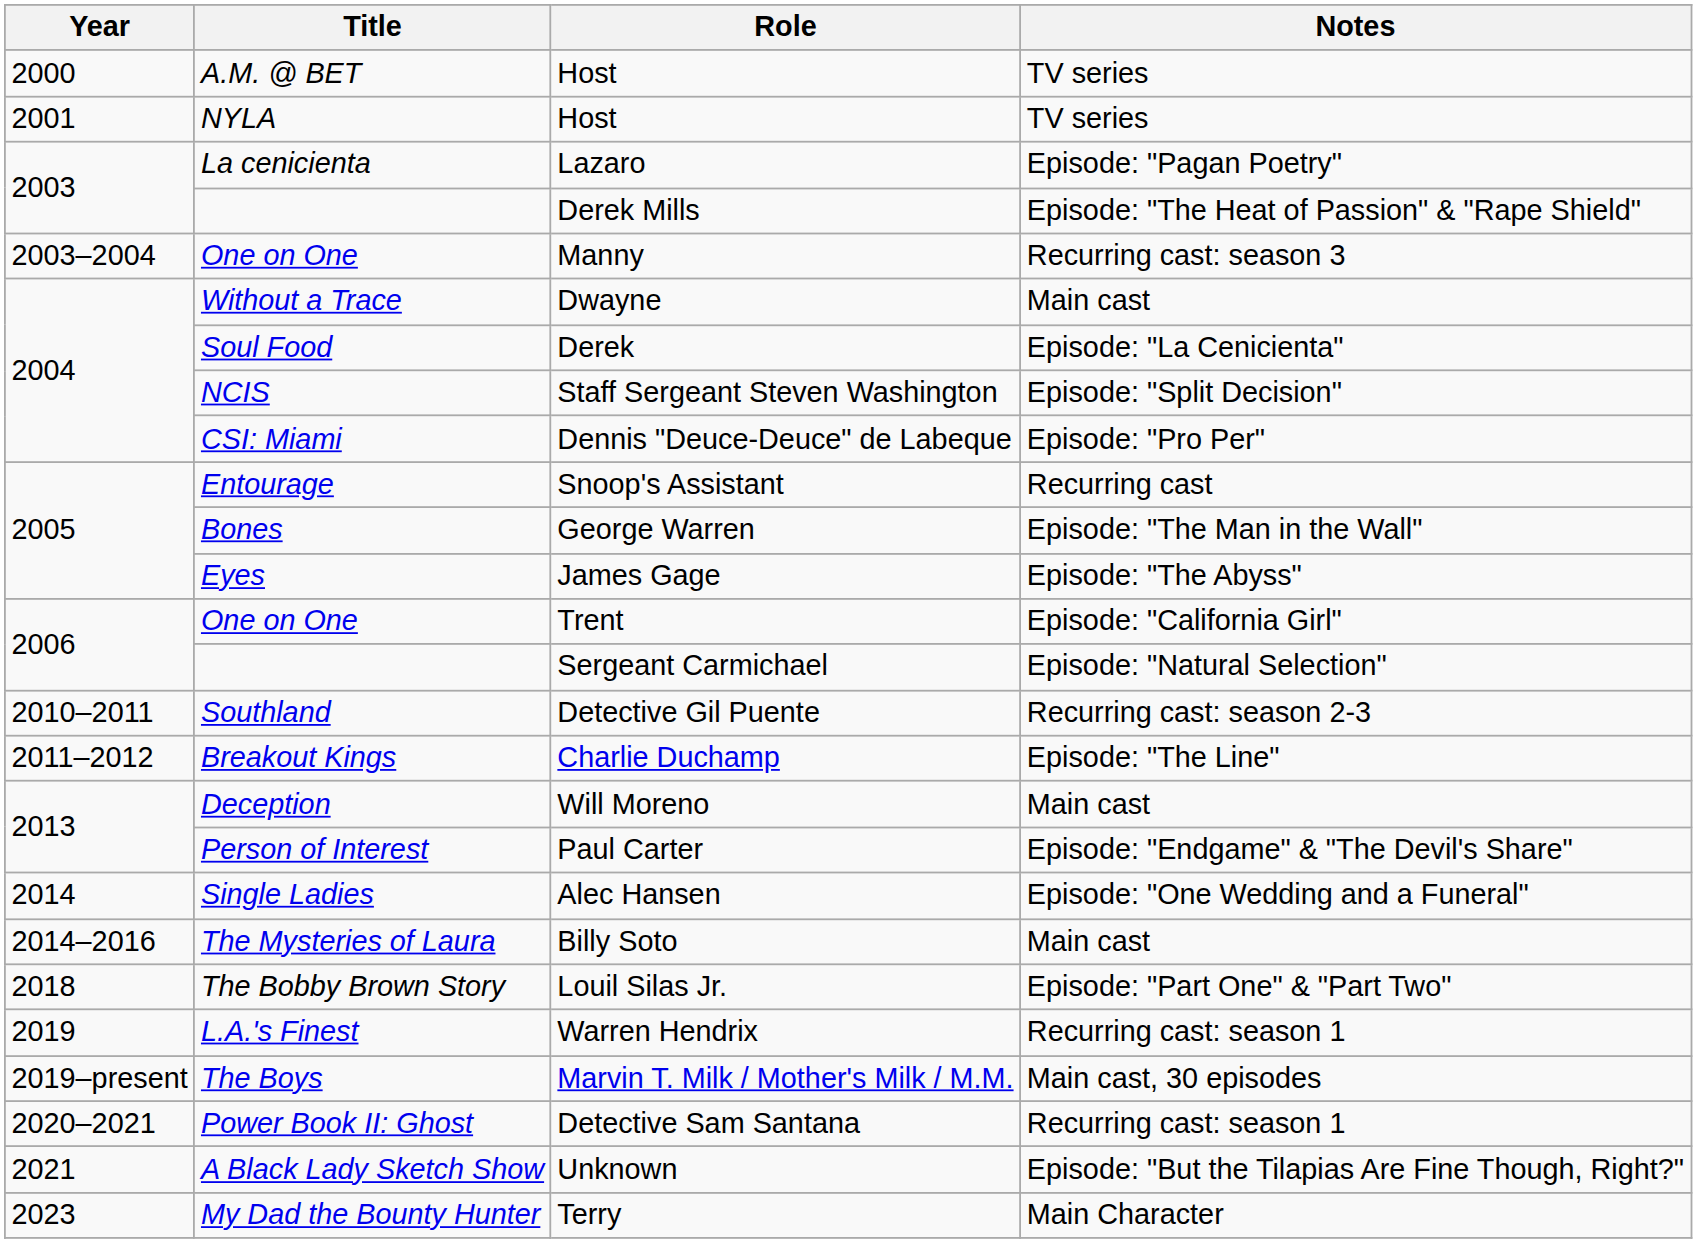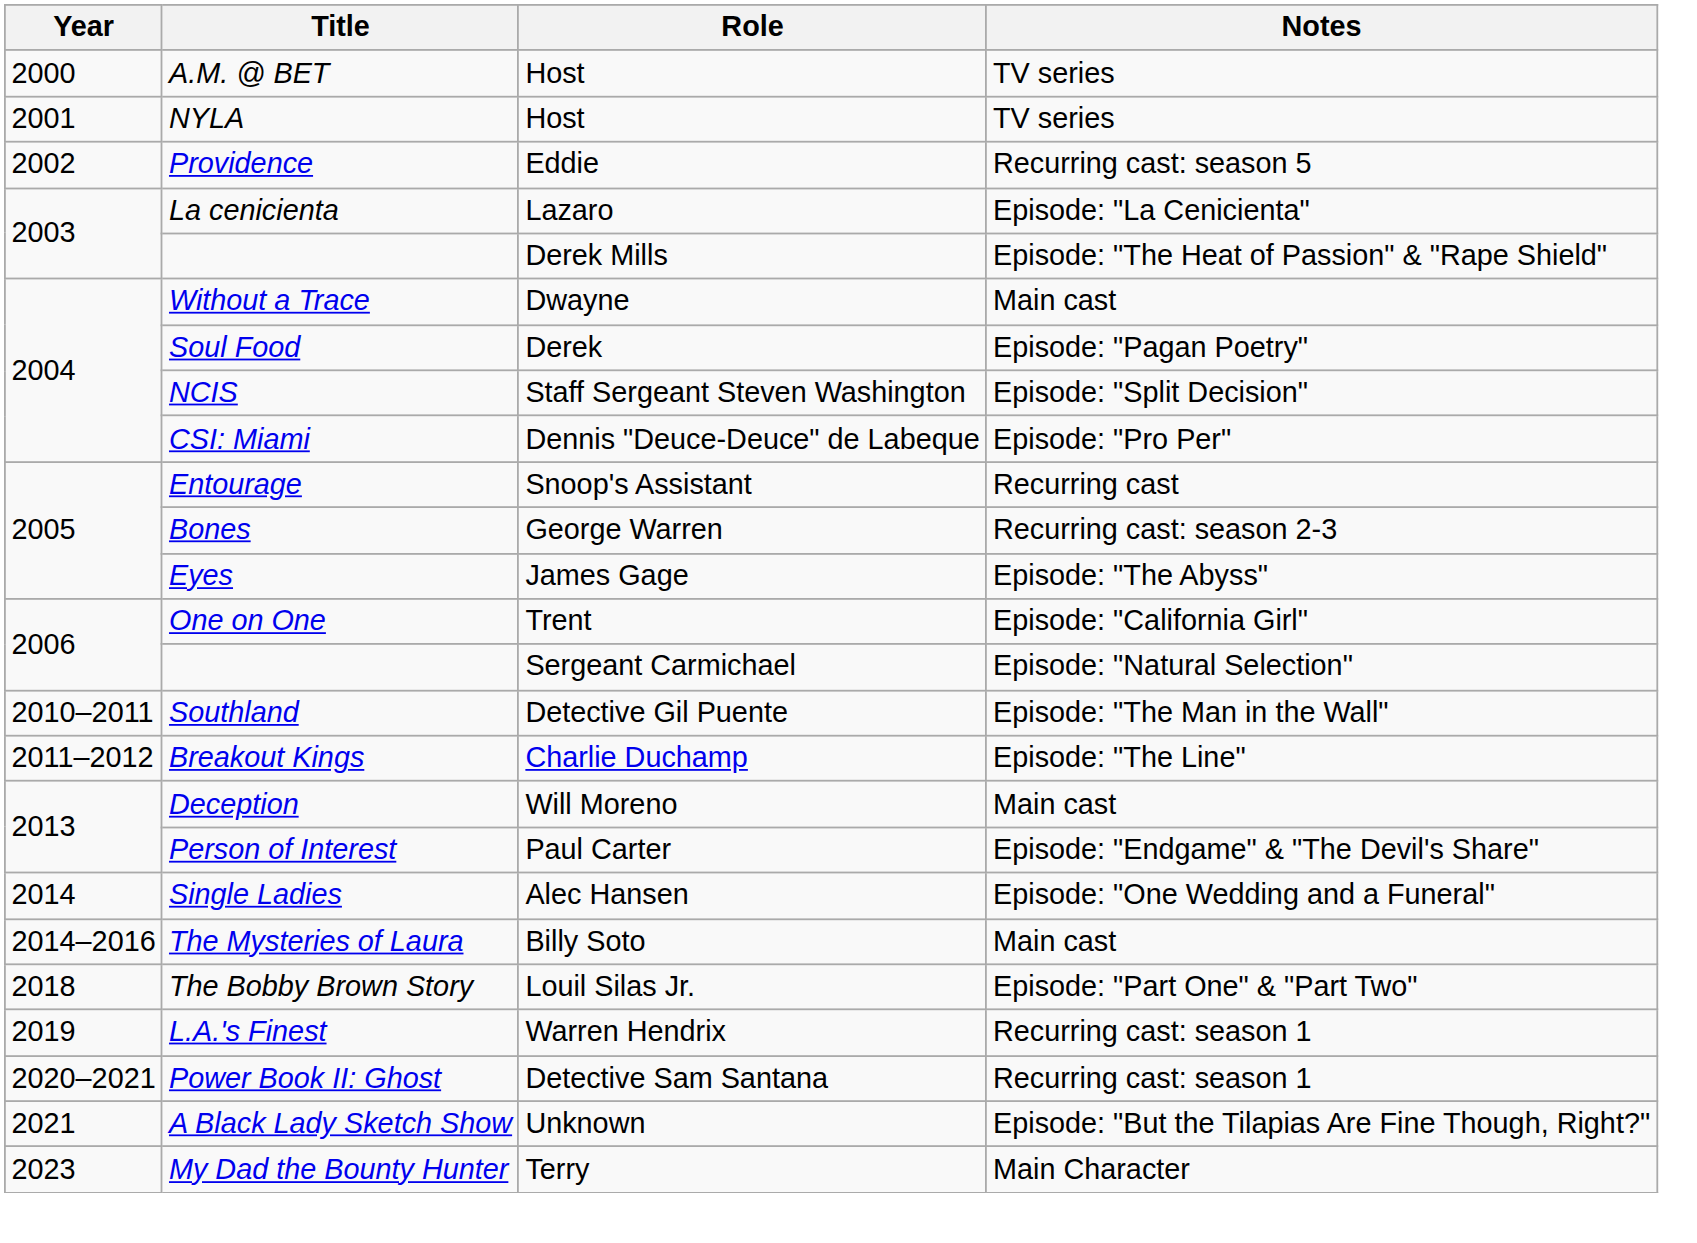+ row: (241, 164)
(1184, 164) Episode: "Pagan Poetry" -> (1151, 210) Episode: "La Cenicienta"
- row: (279, 255)
(1185, 347) Episode: "La Cenicienta" -> (1151, 347) Episode: "Pagan Poetry"
(1225, 529) Episode: "The Man in the Wall" -> (1165, 529) Recurring cast: season 2-3
(1199, 712) Recurring cast: season 2-3 -> (1191, 712) Episode: "The Man in the Wall"
- row: (262, 1077)
